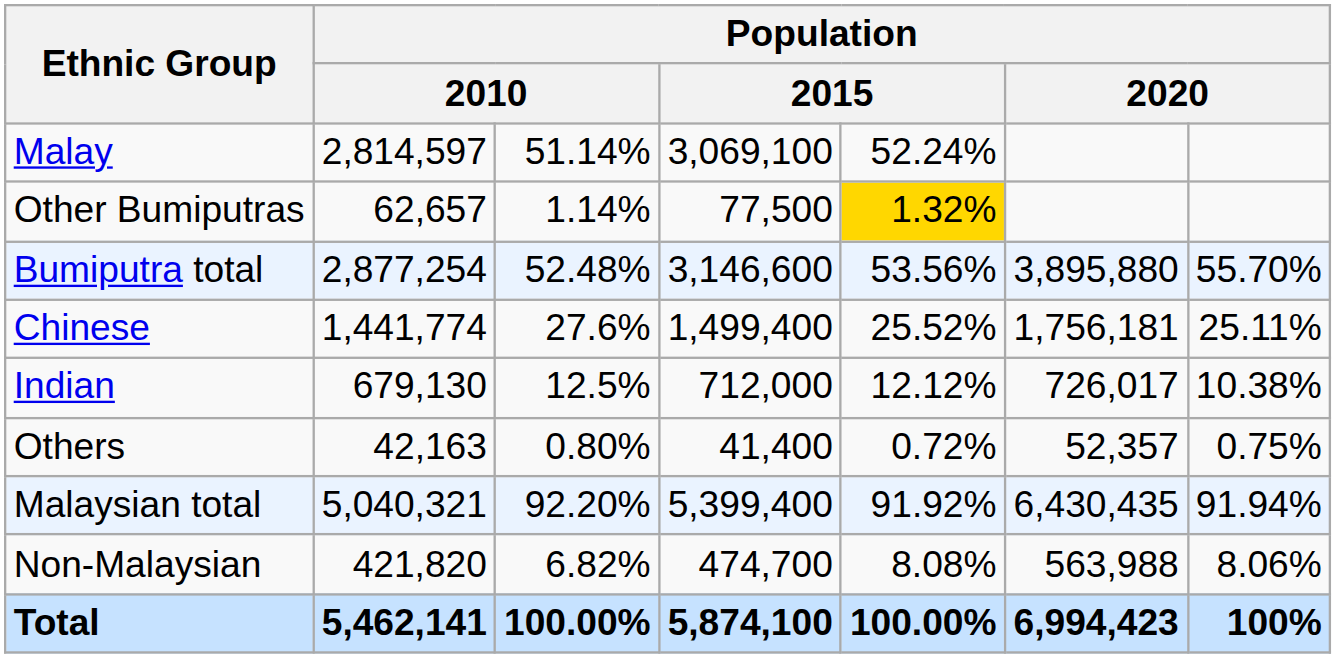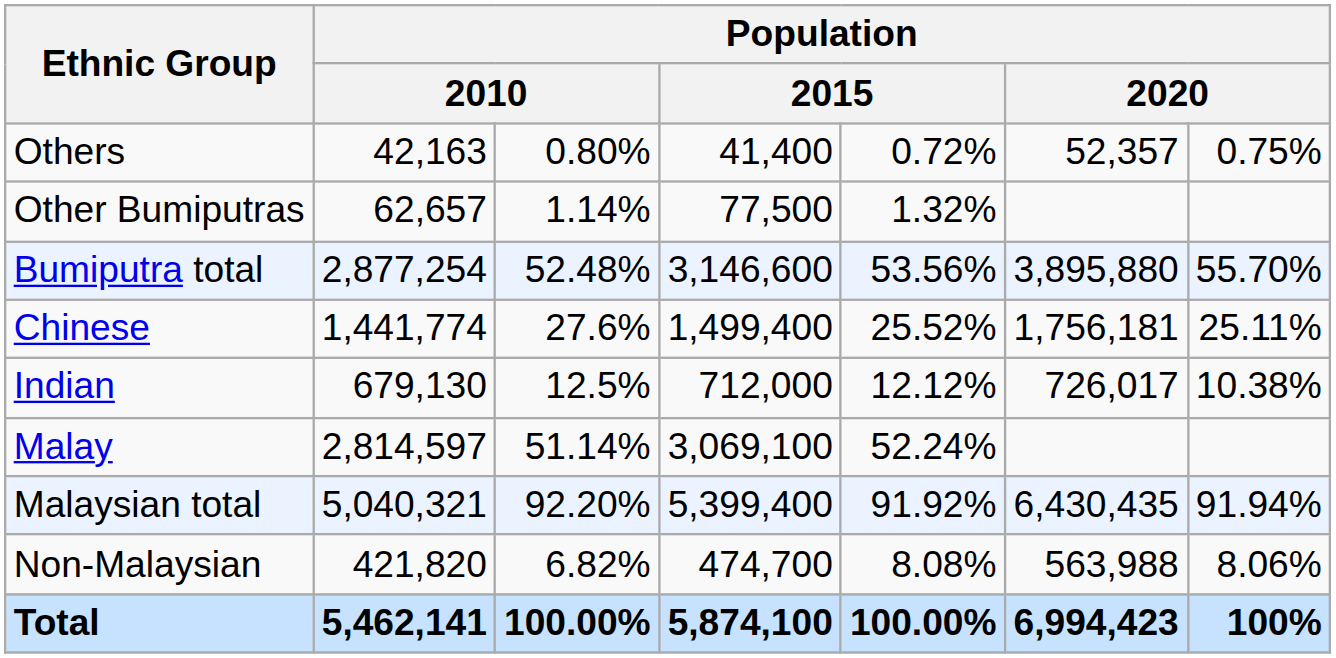rows swapped: (63, 151) <-> (69, 446)
(944, 210) gold background -> (944, 210) no background
